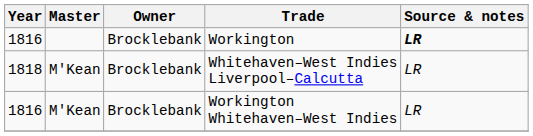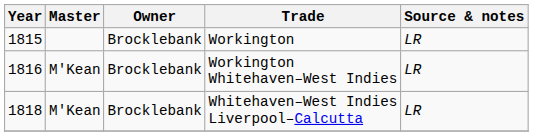(25, 40) 1816 -> (25, 40) 1815
(413, 40) bold -> (413, 40) normal
rows swapped: (303, 111) <-> (303, 71)
